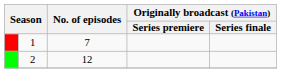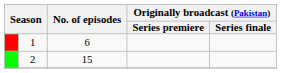(87, 42) 7 -> (87, 42) 6
(87, 59) 12 -> (87, 59) 15
